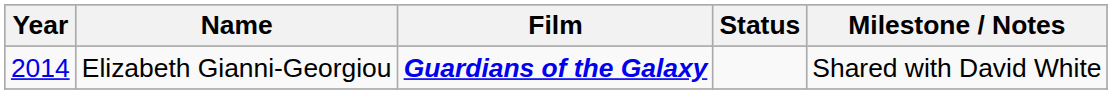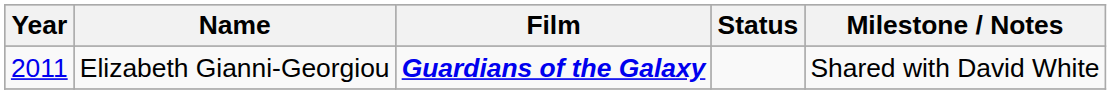(40, 67) 2014 -> (39, 67) 2011
